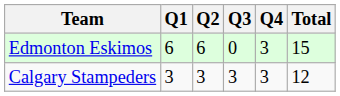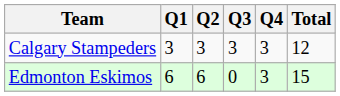rows swapped: (80, 47) <-> (82, 76)
